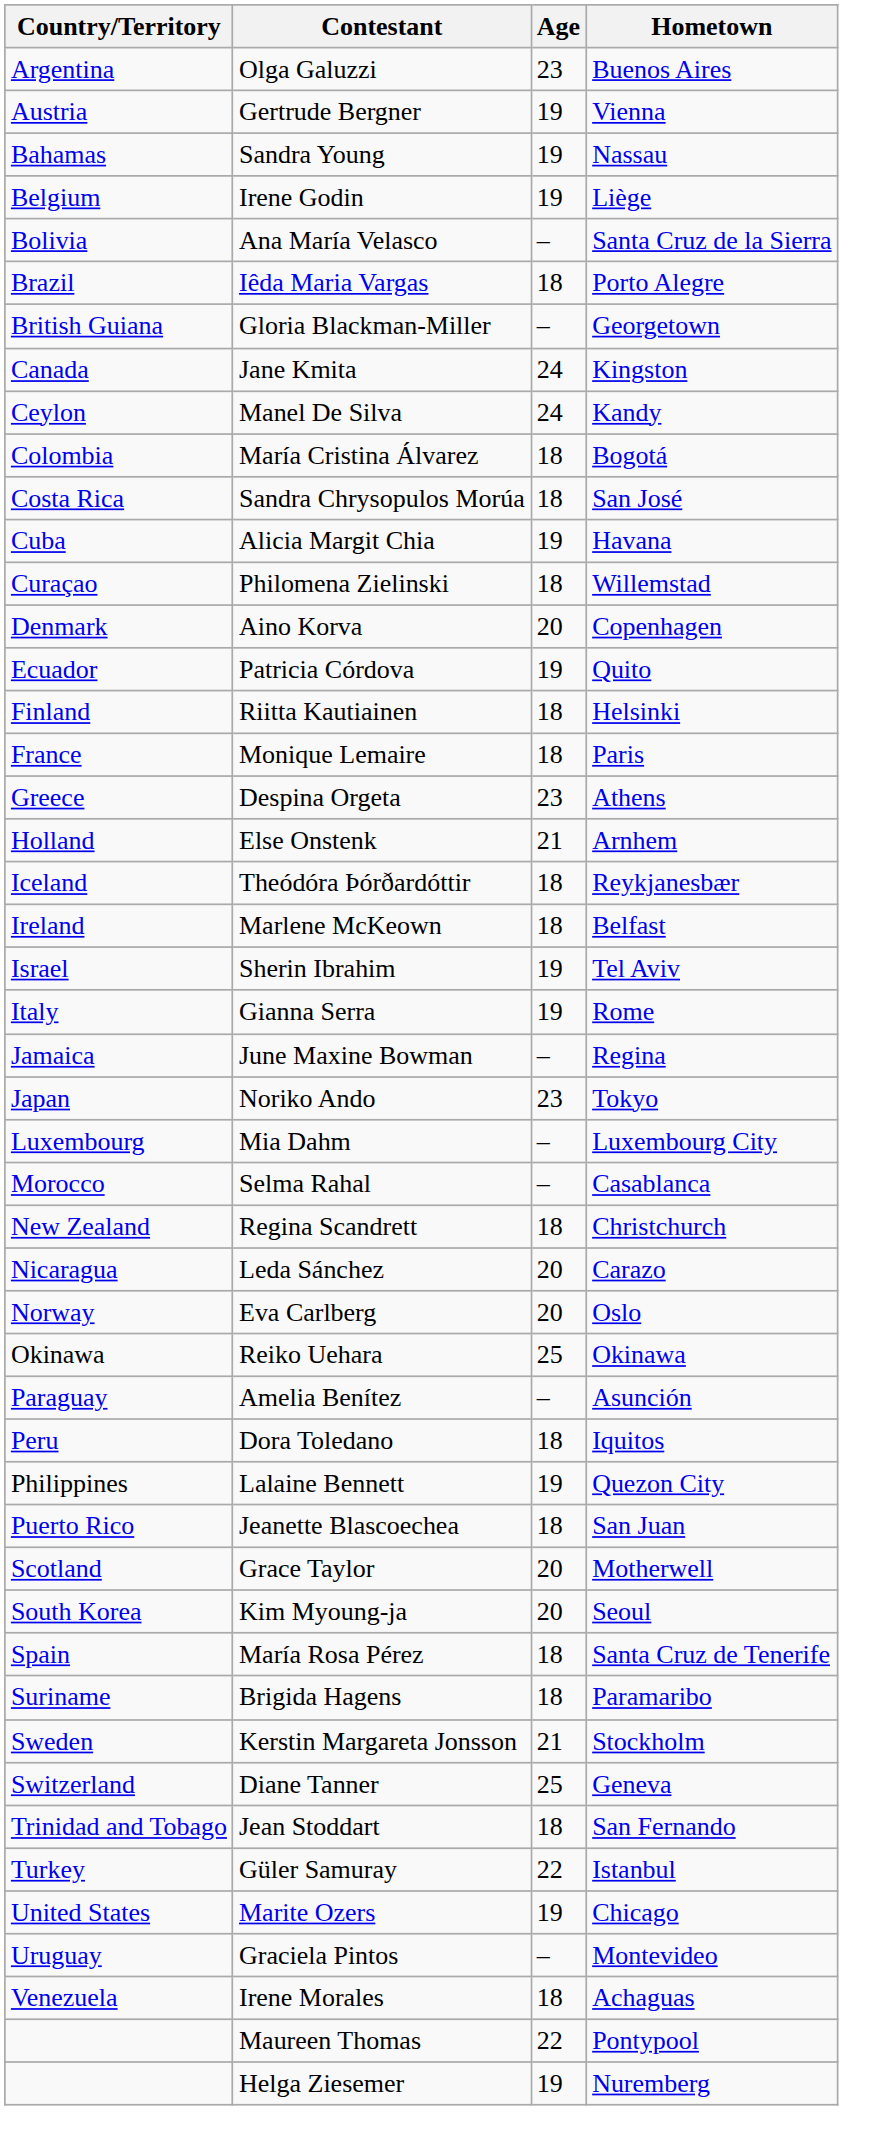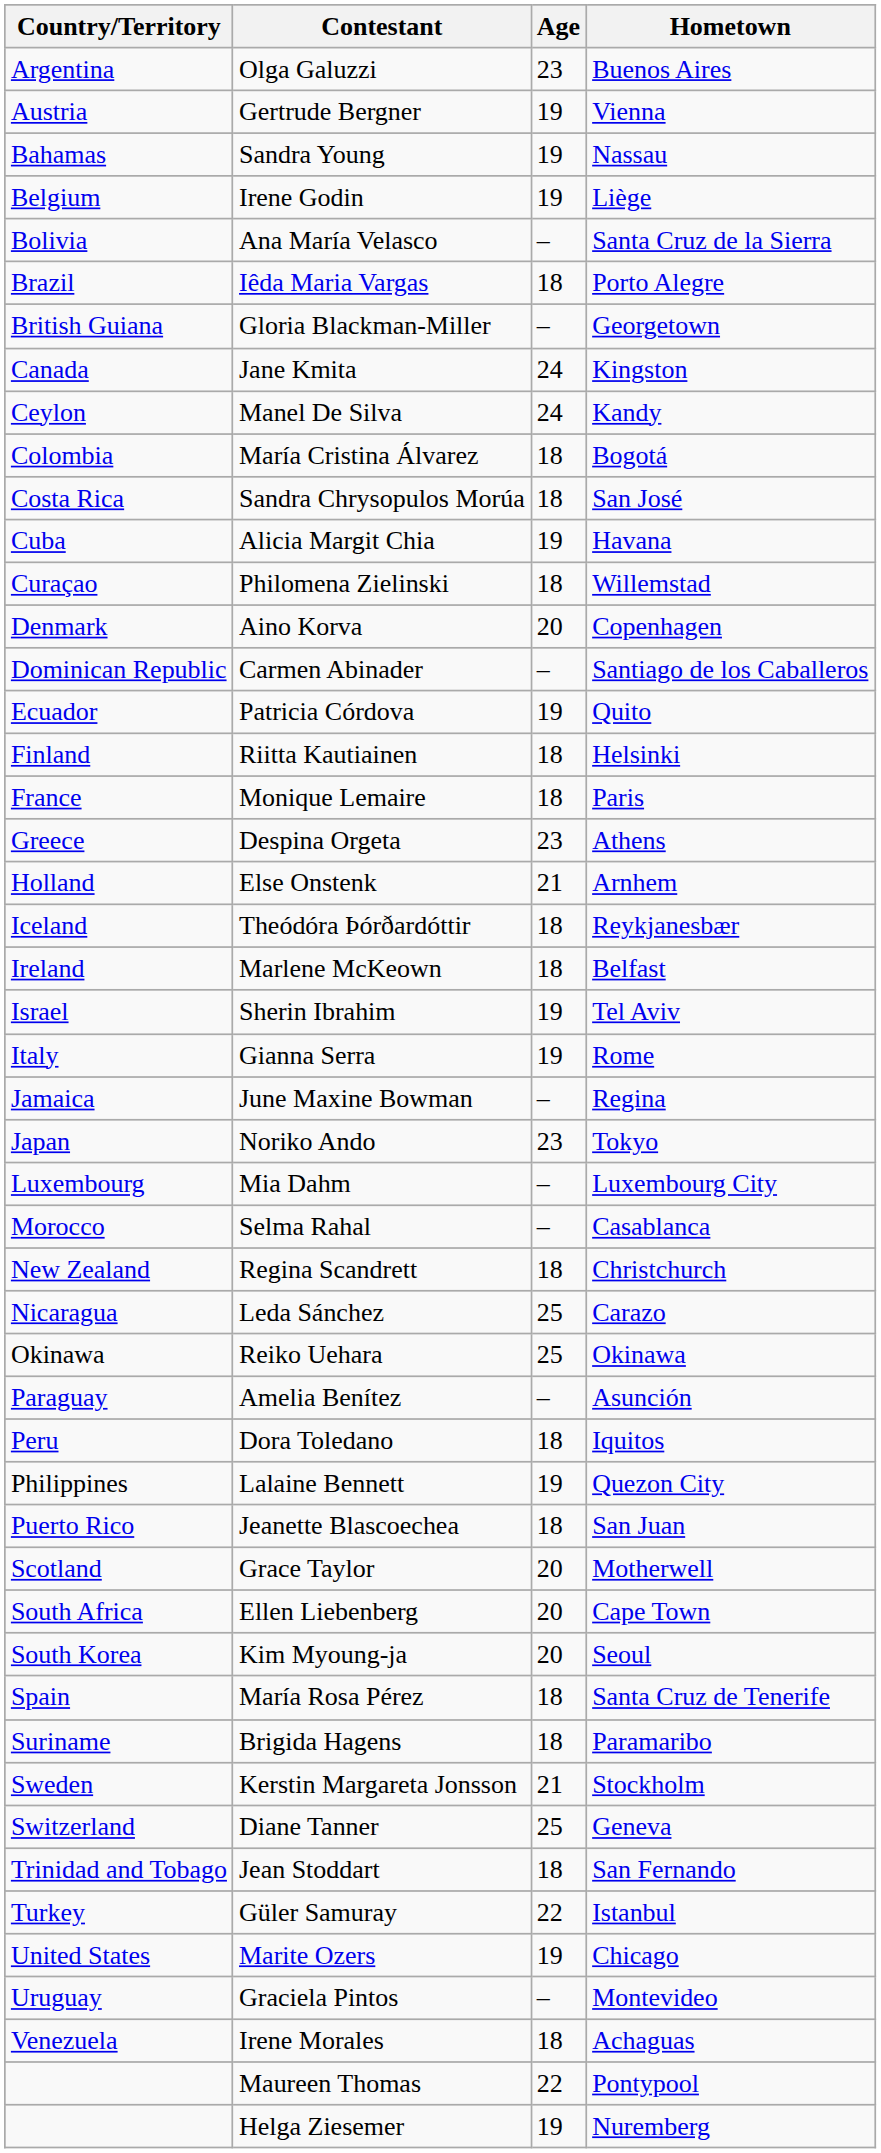+ row: (331, 668)
(550, 1268) 20 -> (550, 1311) 25
- row: (308, 1311)
+ row: (329, 1611)
